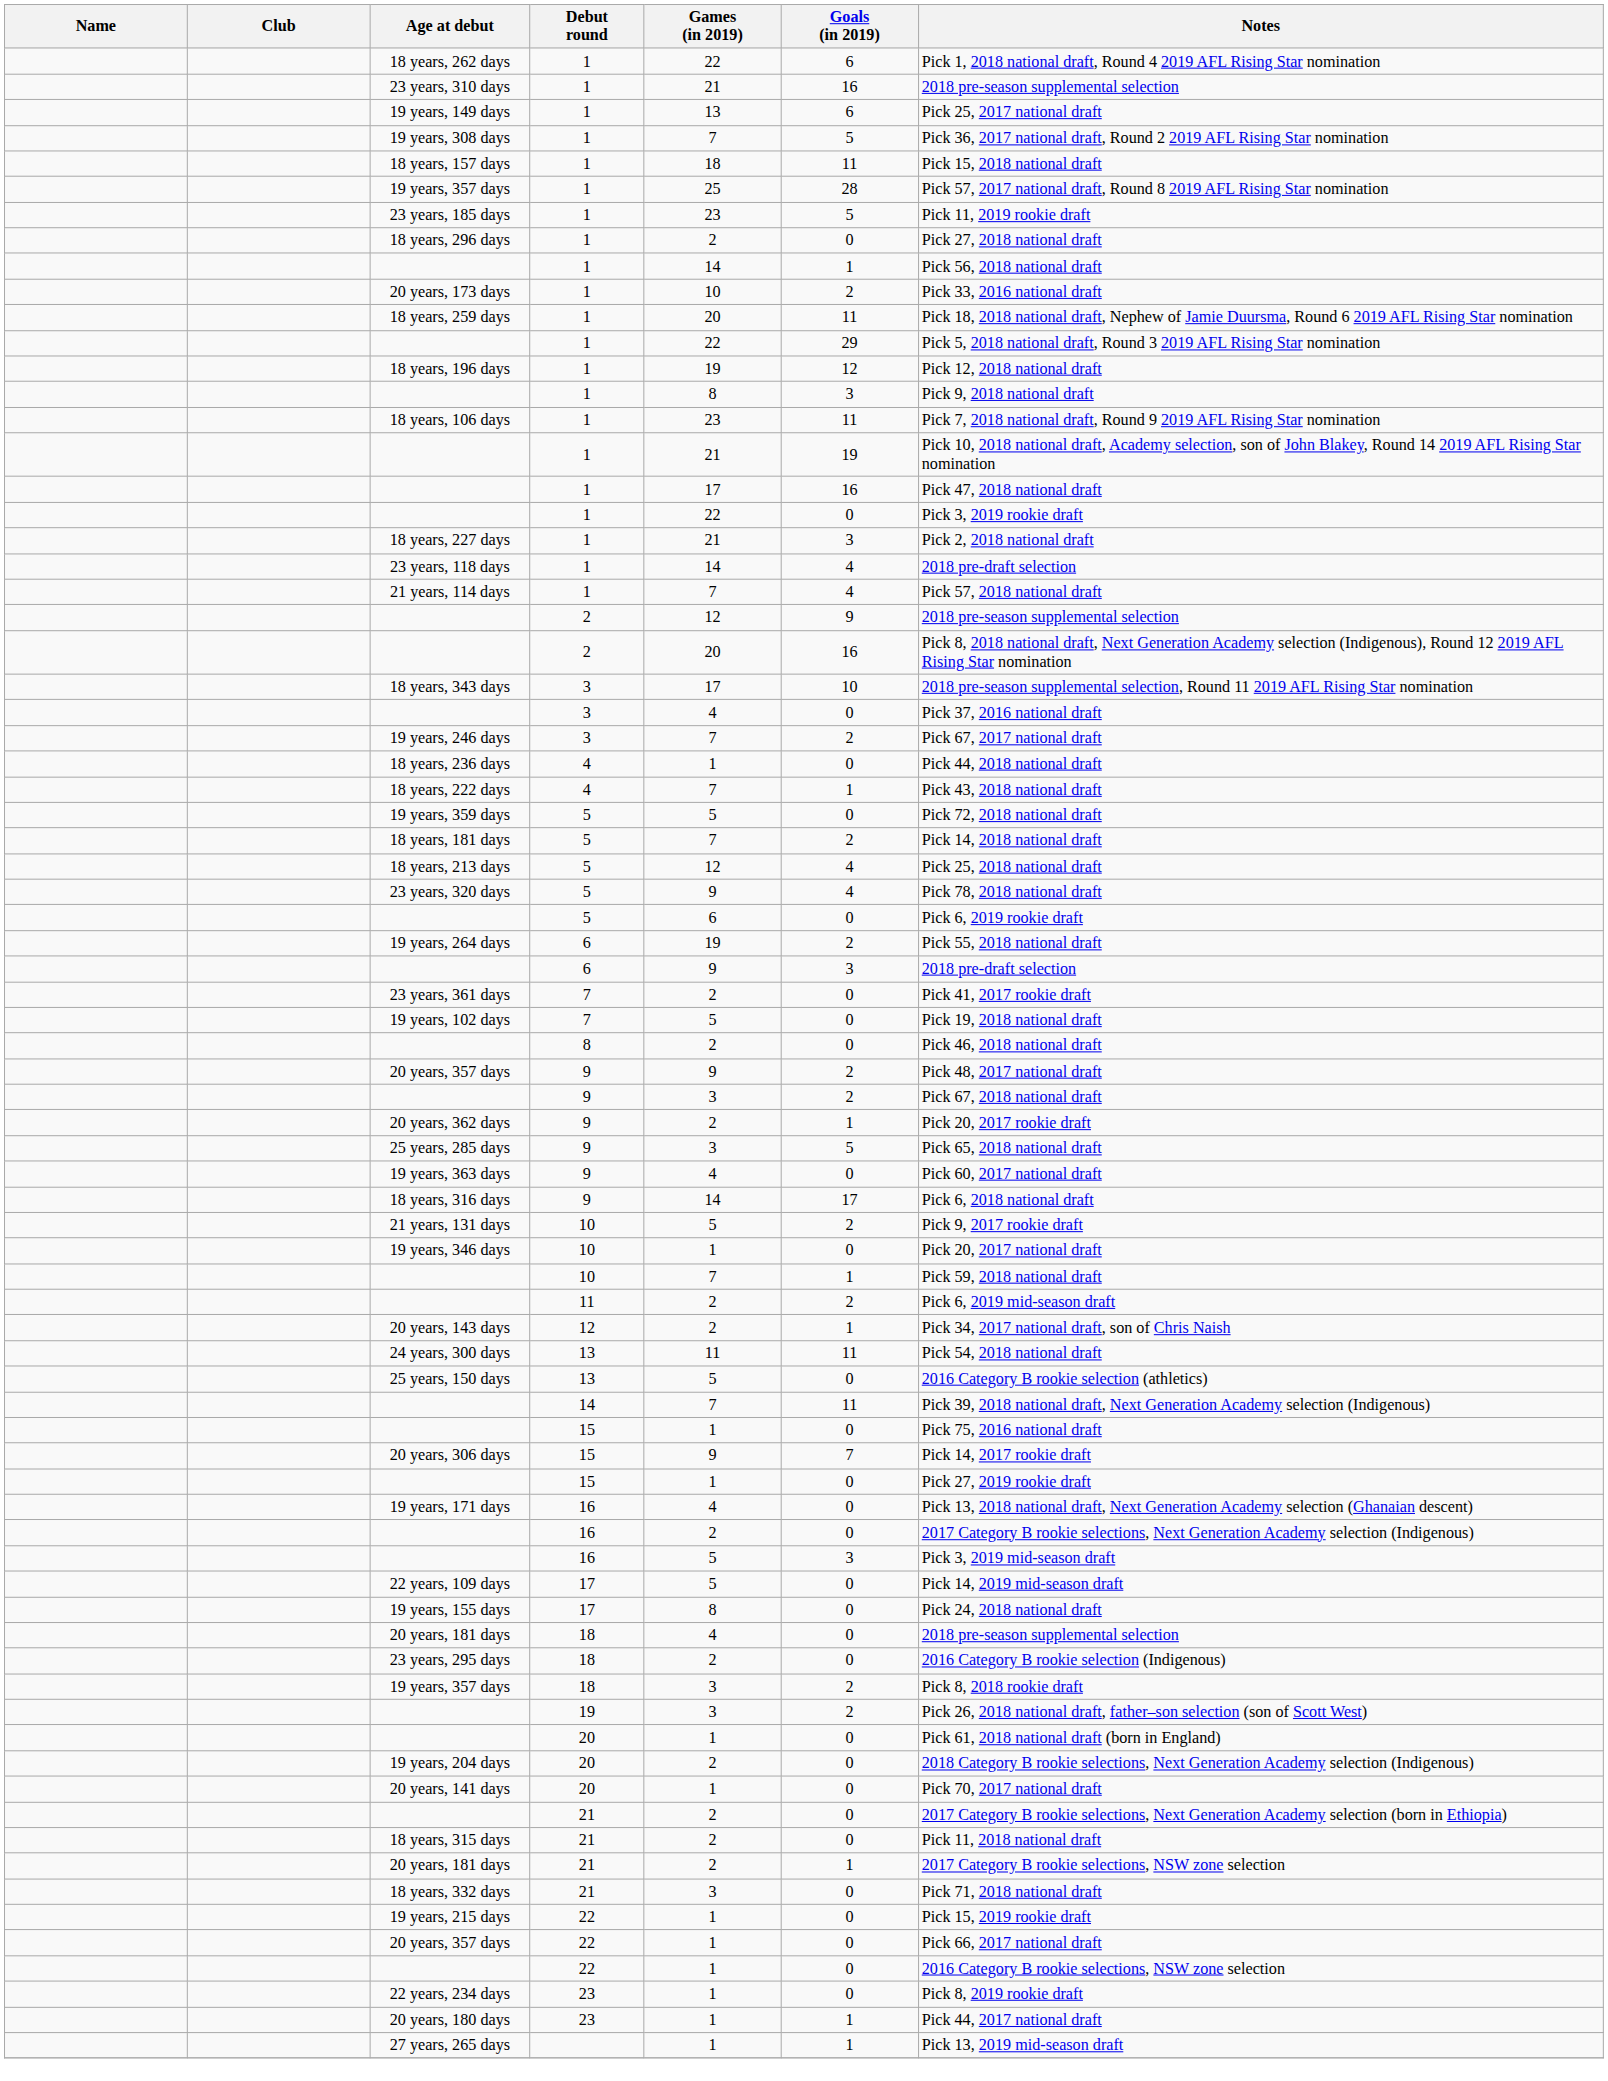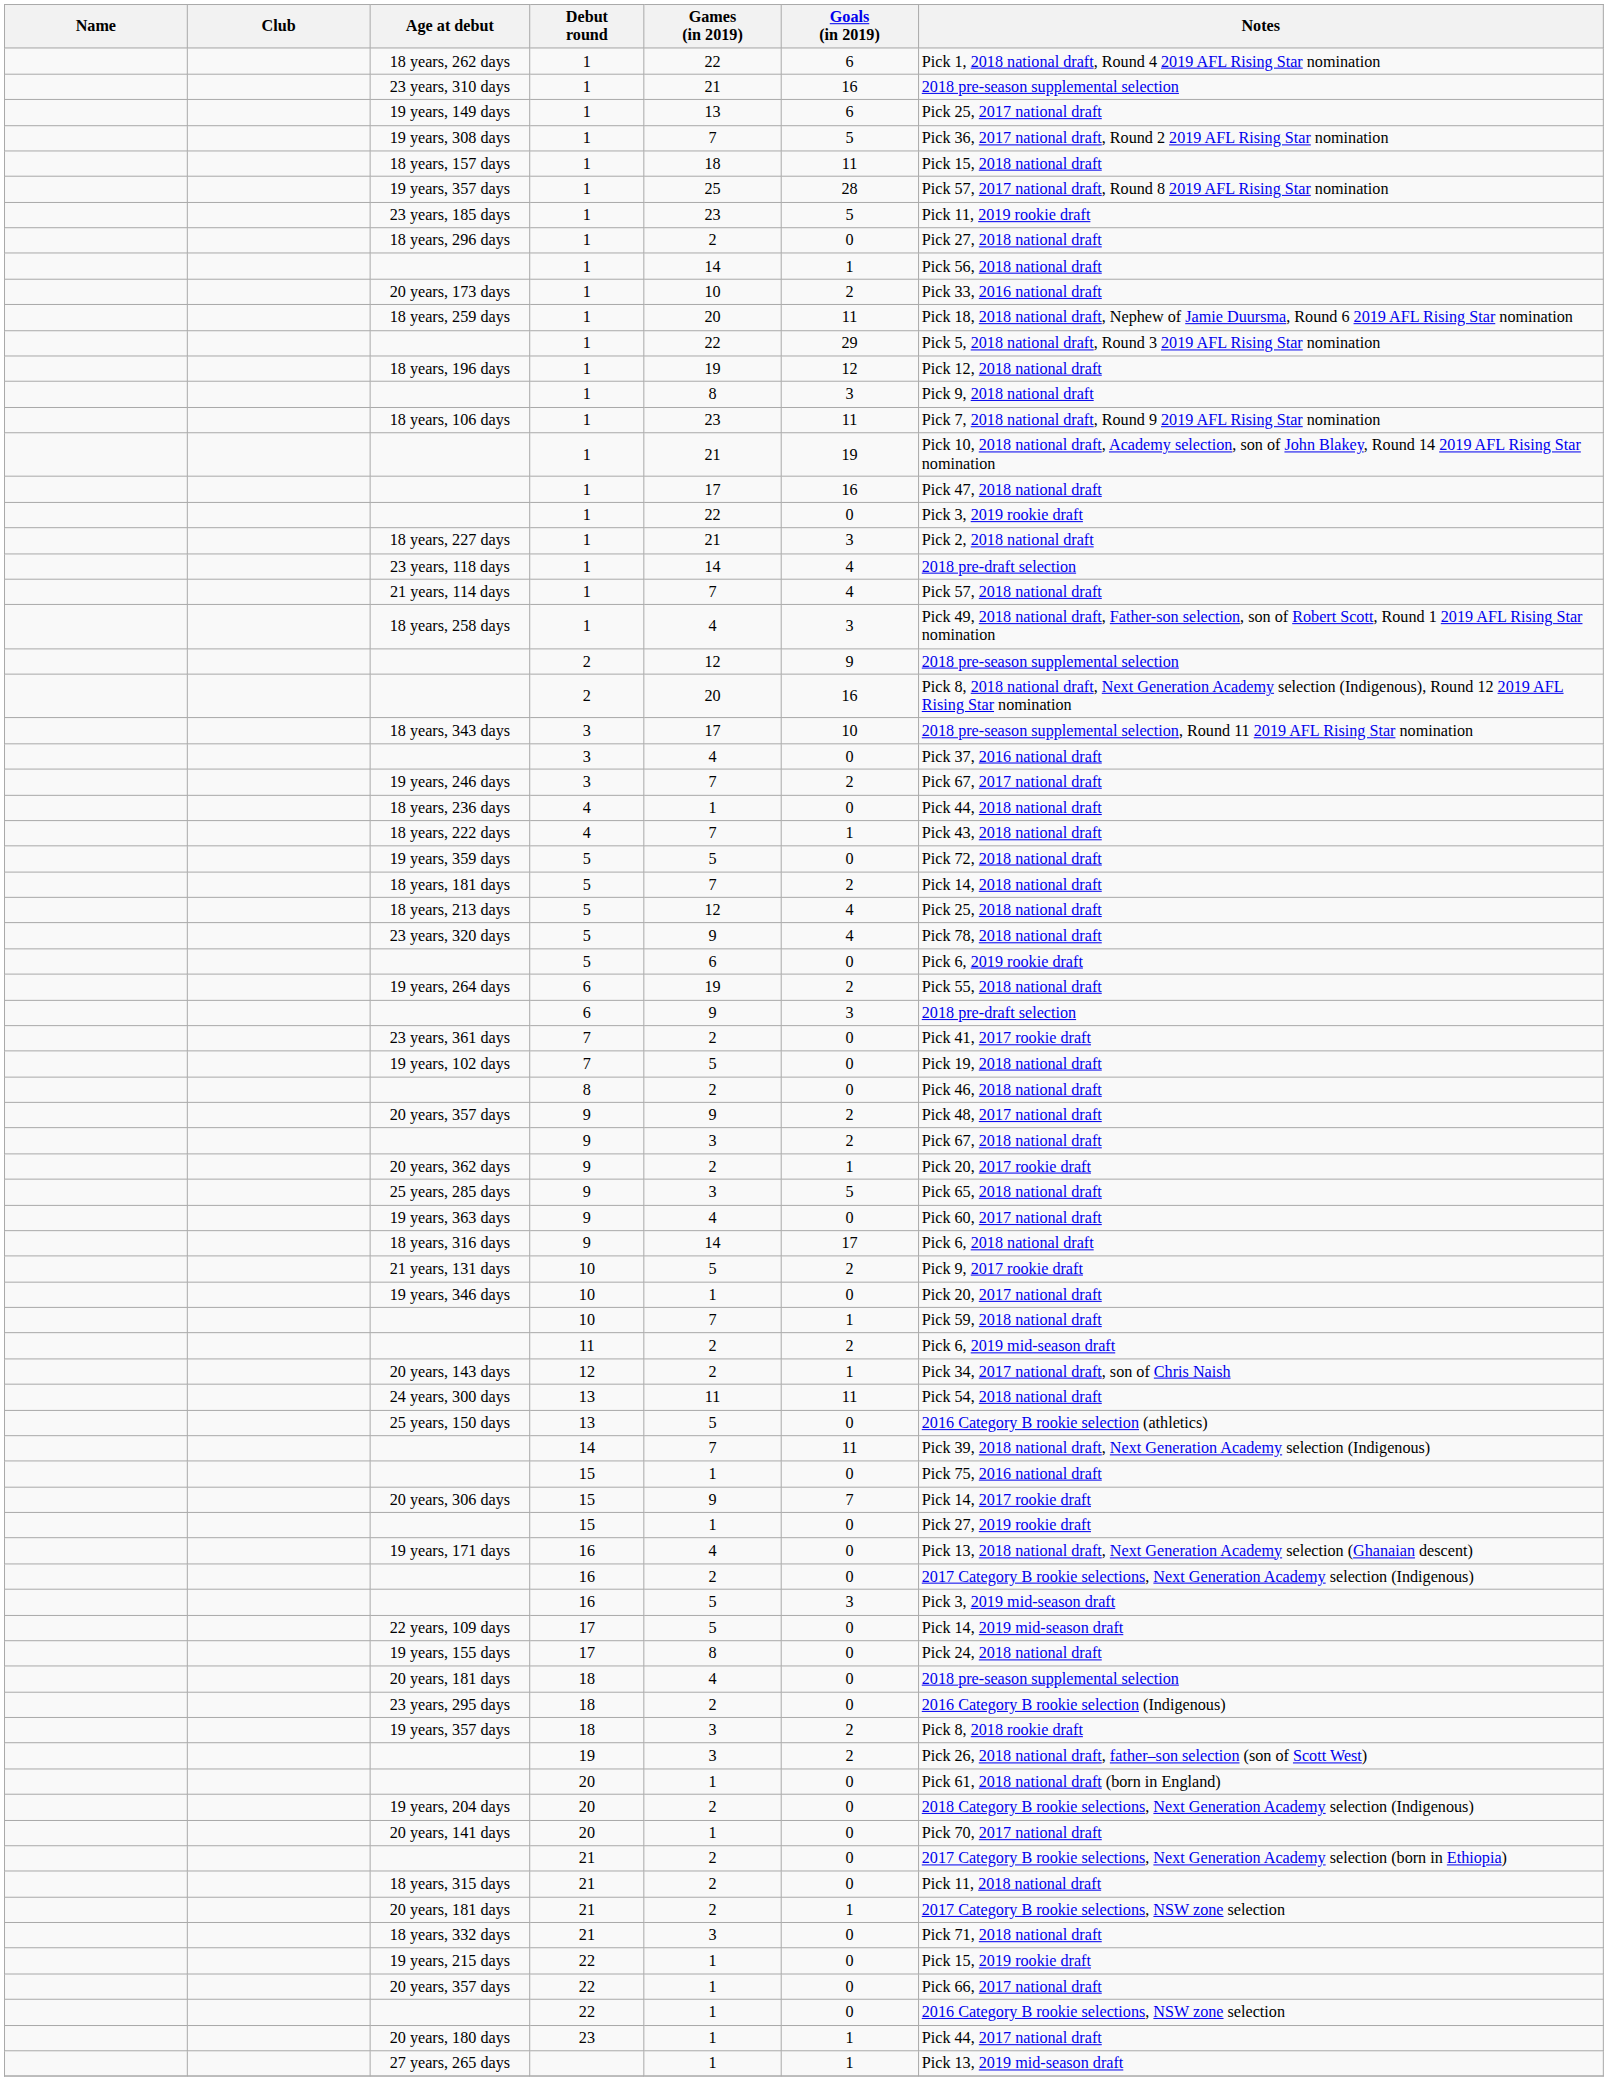+ row: (450, 626)
- row: (450, 1994)
